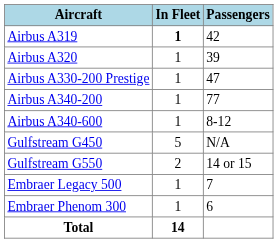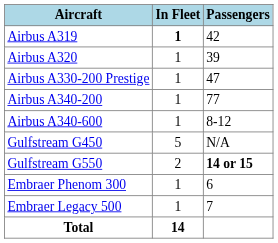(229, 163) normal -> (230, 163) bold
rows swapped: (64, 185) <-> (67, 206)
